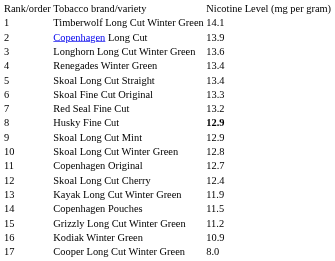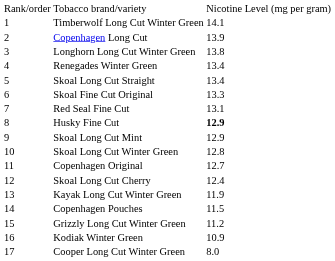(215, 51) 13.6 -> (215, 51) 13.8
(215, 109) 13.2 -> (215, 109) 13.1
